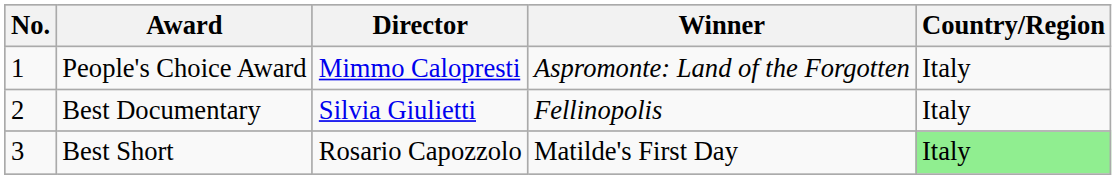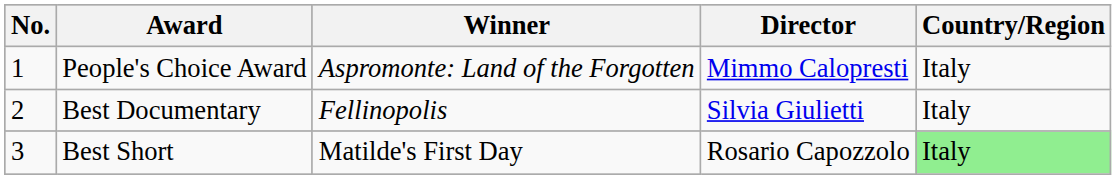columns swapped: (722, 25) <-> (420, 25)
